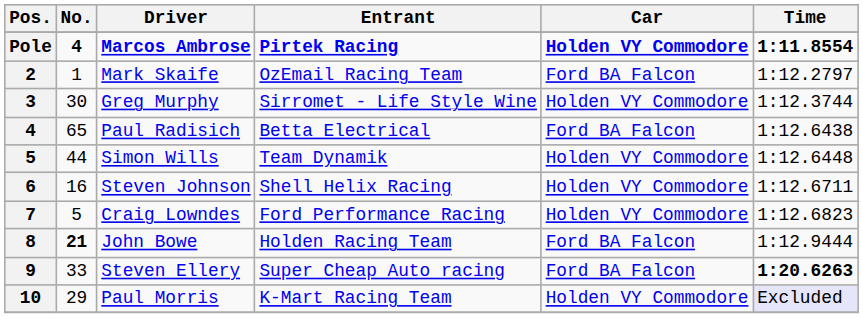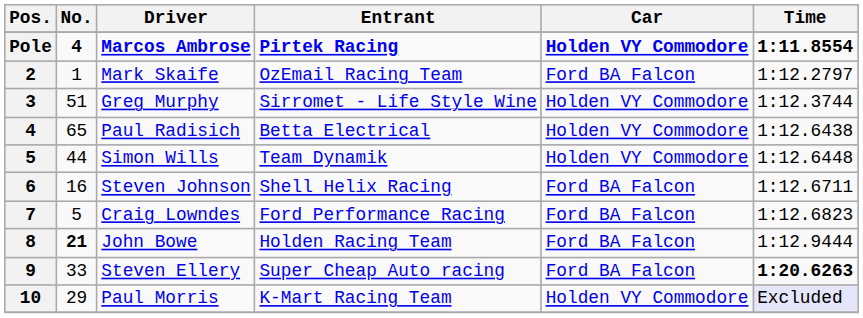(77, 103) 30 -> (77, 103) 51
(620, 131) Ford BA Falcon -> (647, 131) Holden VY Commodore
(647, 187) Holden VY Commodore -> (620, 187) Ford BA Falcon
(647, 215) Holden VY Commodore -> (620, 215) Ford BA Falcon
